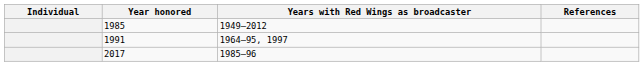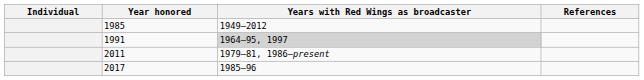(254, 40) no background -> (254, 40) lightgrey background
+ row: (114, 54)
